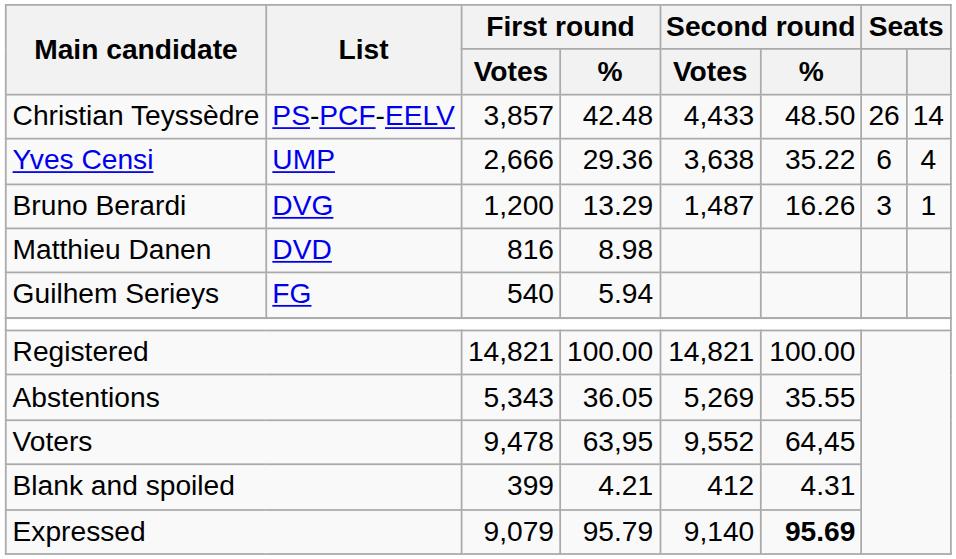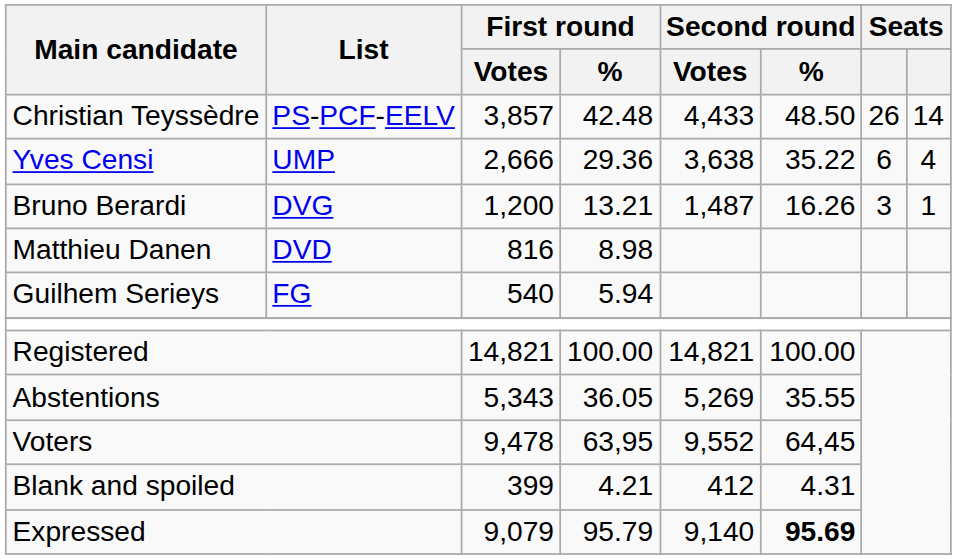(618, 205) 13.29 -> (618, 205) 13.21
